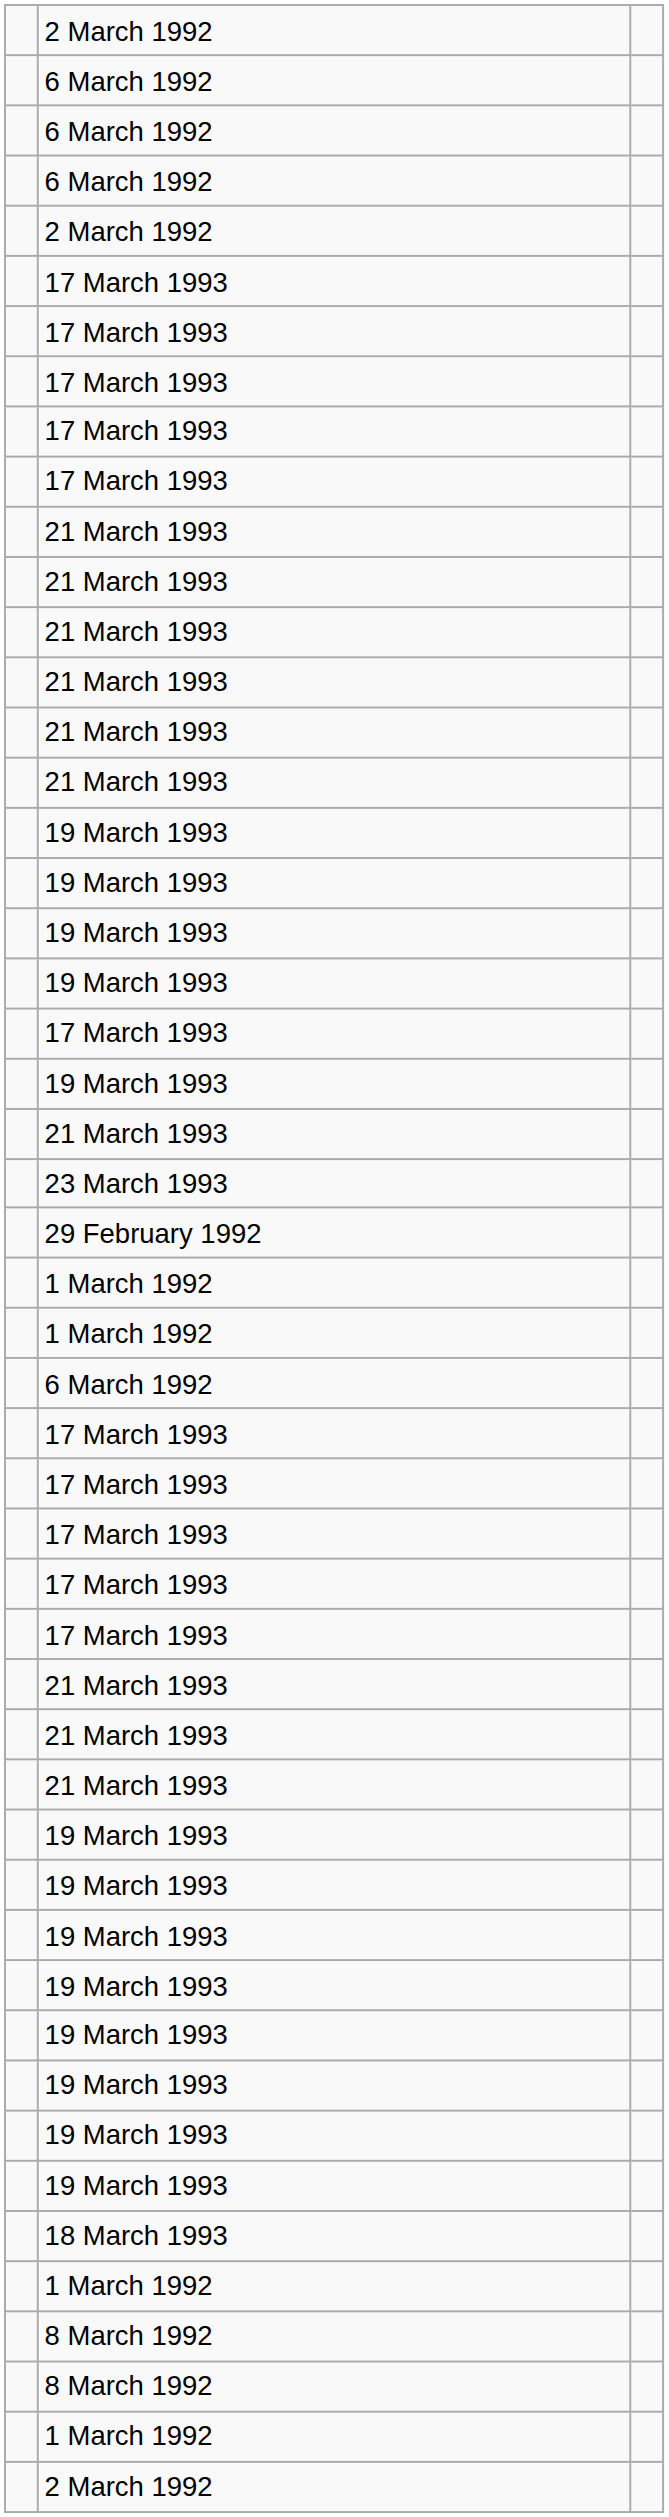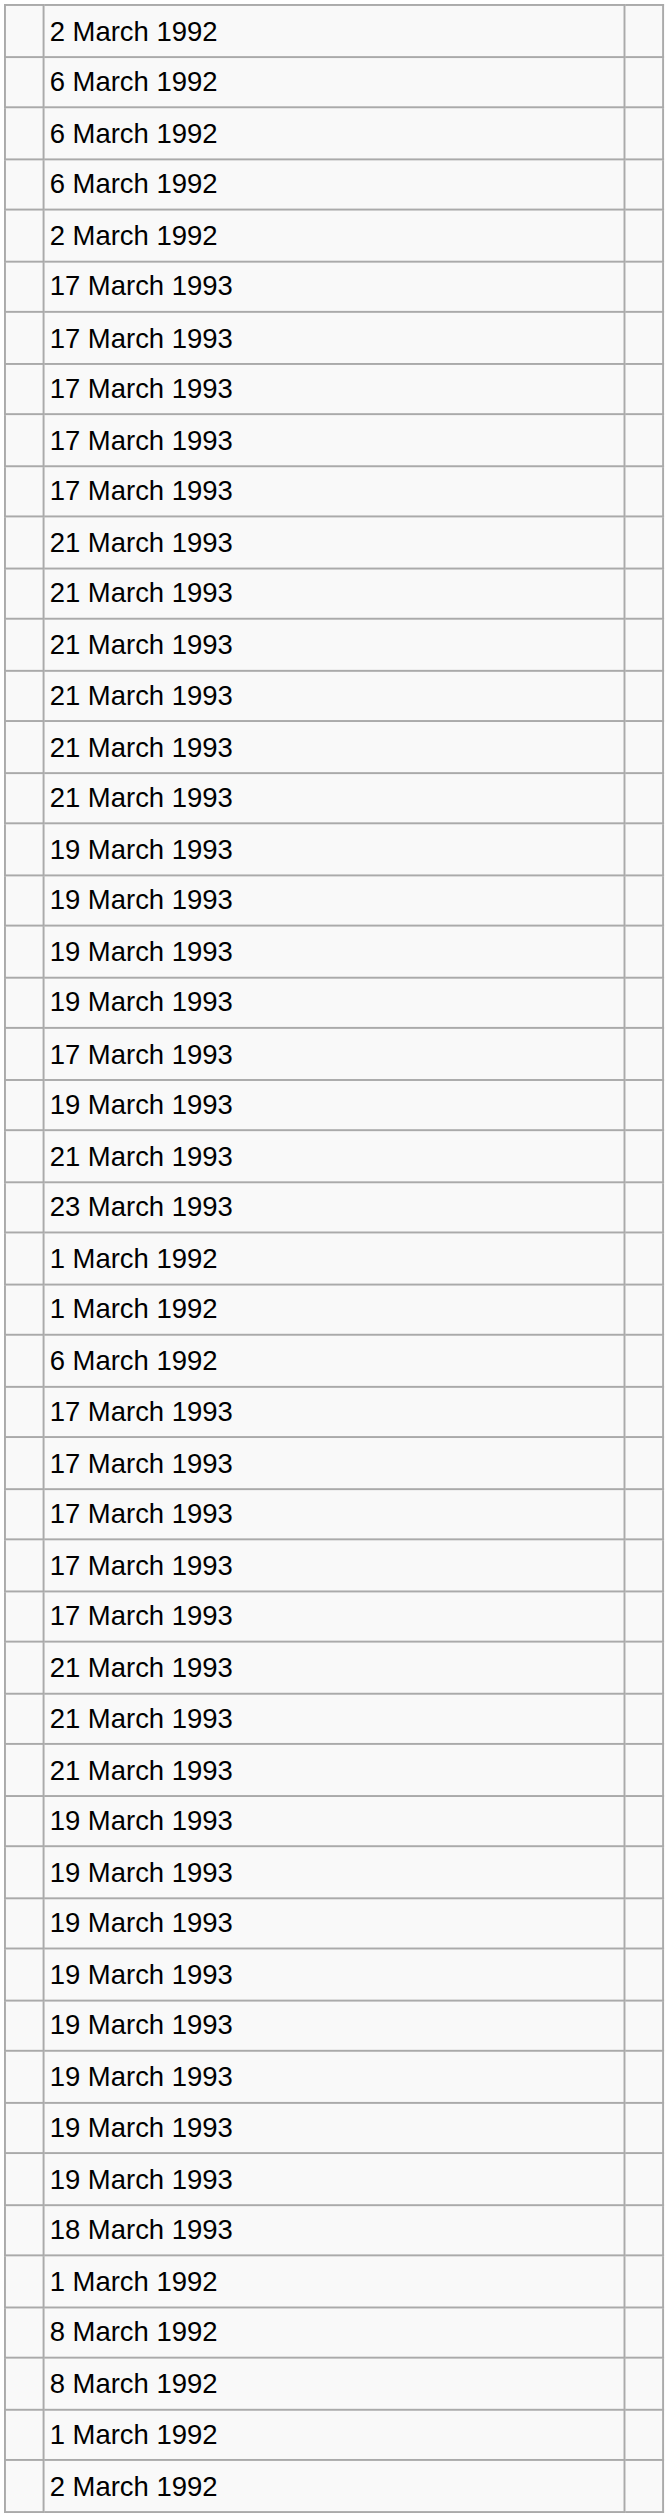- row: (22, 1233)
